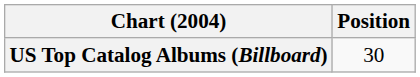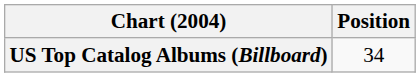(374, 54) 30 -> (374, 54) 34
